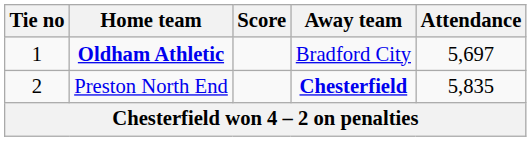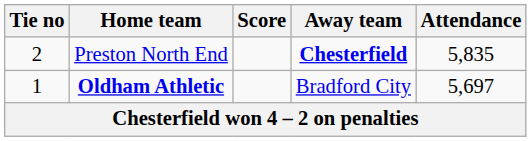rows swapped: (151, 53) <-> (151, 86)
